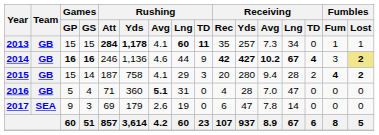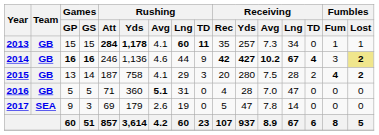(70, 75) 15 -> (70, 75) 13
(270, 75) 9.4 -> (270, 75) 7.5
(89, 91) 4 -> (89, 91) 5
(224, 106) 6 -> (224, 106) 5
